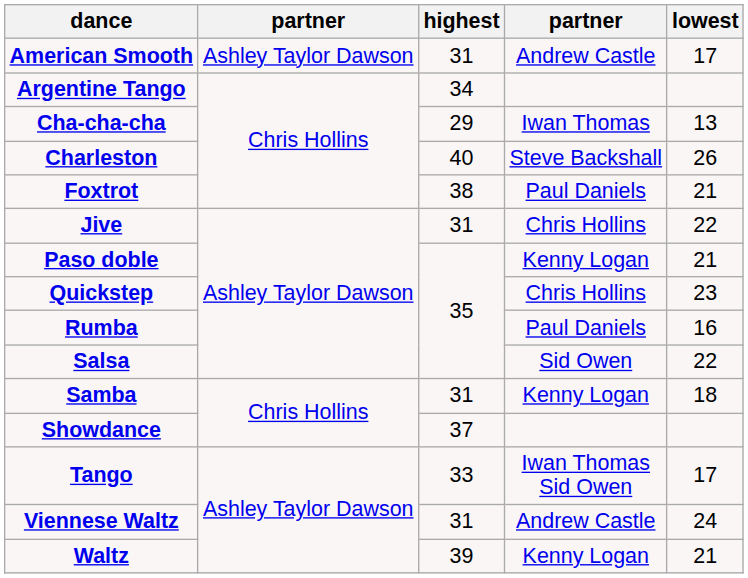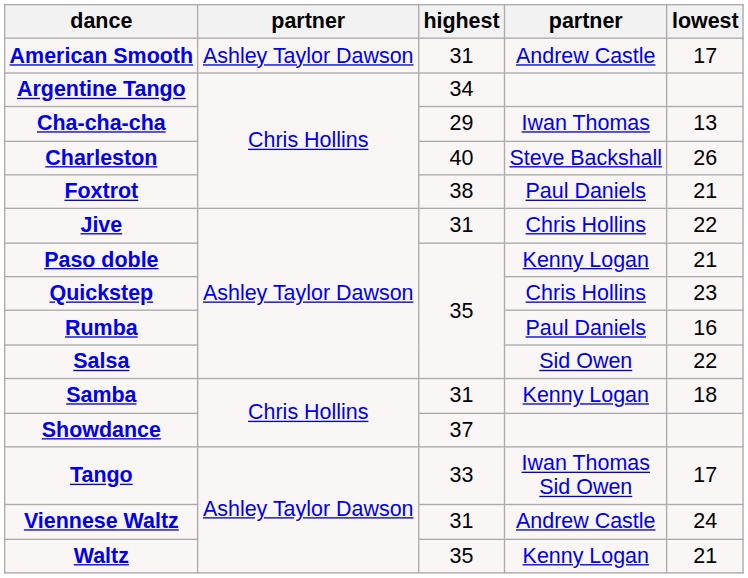(461, 555) 39 -> (461, 555) 35
